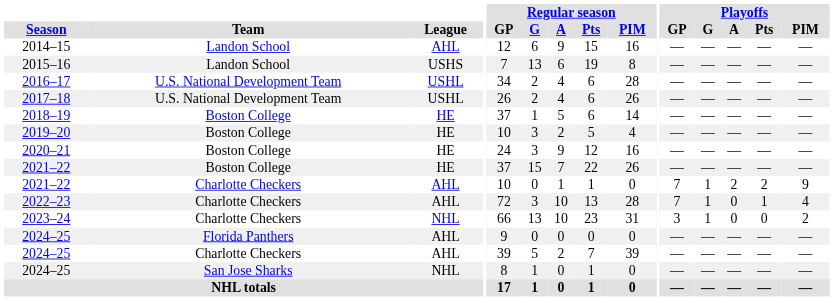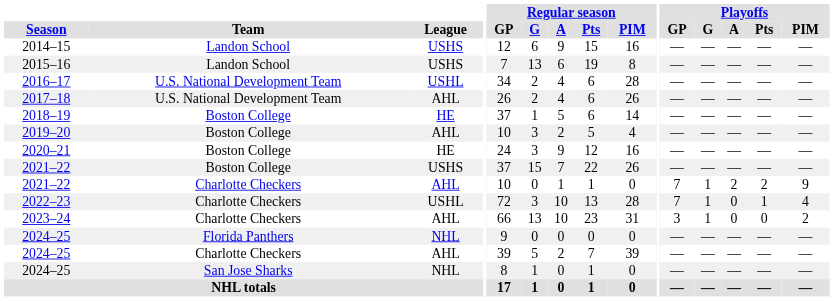(446, 47) AHL -> (446, 47) USHS
(446, 98) USHL -> (446, 98) AHL
(446, 133) HE -> (446, 133) AHL
(446, 167) HE -> (446, 167) USHS
(446, 201) AHL -> (446, 201) USHL
(446, 219) NHL -> (446, 219) AHL
(446, 236) AHL -> (446, 236) NHL
